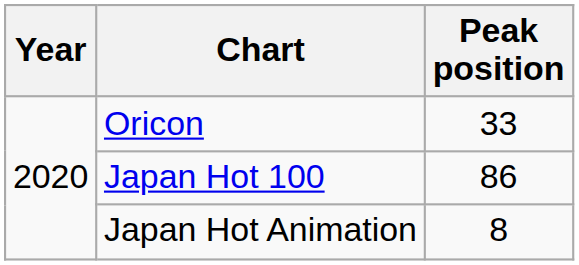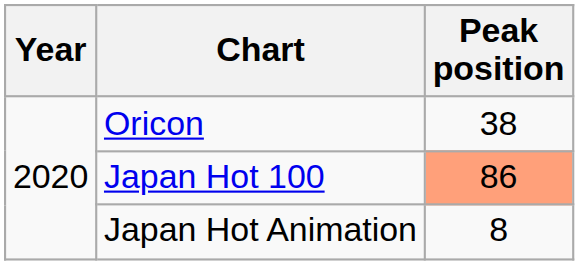(499, 123) 33 -> (499, 123) 38
(499, 177) no background -> (499, 177) lightsalmon background
